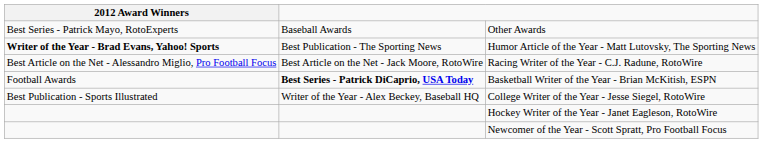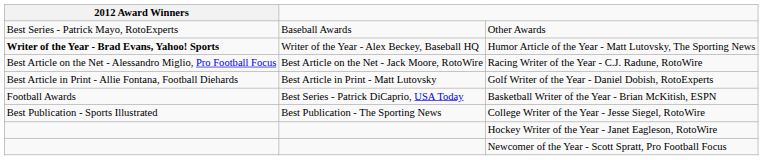(361, 46) Best Publication - The Sporting News -> (380, 46) Writer of the Year - Alex Beckey, Baseball HQ
+ row: (601, 79)
(377, 79) bold -> (372, 96) normal
(380, 96) Writer of the Year - Alex Beckey, Baseball HQ -> (361, 113) Best Publication - The Sporting News
